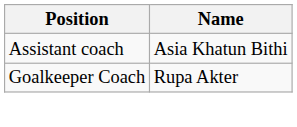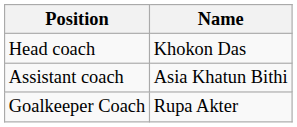+ row: (52, 48)
